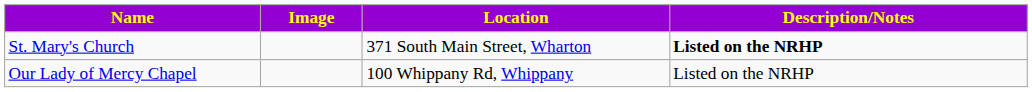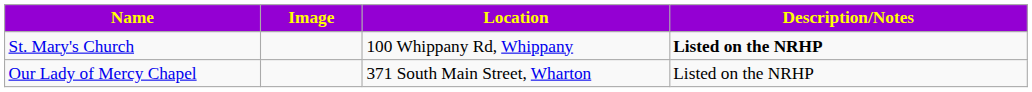(479, 45) 371 South Main Street, Wharton -> (470, 45) 100 Whippany Rd, Whippany
(470, 73) 100 Whippany Rd, Whippany -> (479, 73) 371 South Main Street, Wharton
